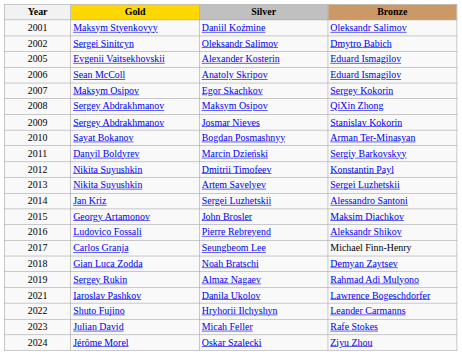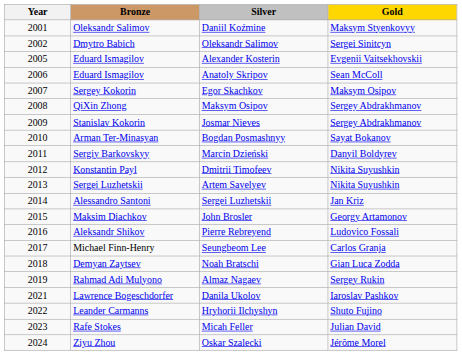columns swapped: (135, 12) <-> (392, 12)
